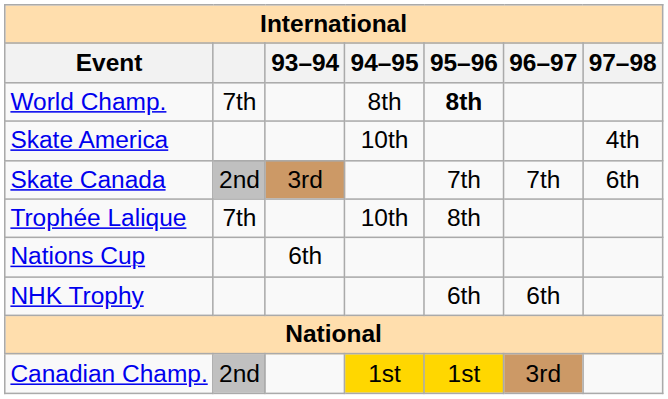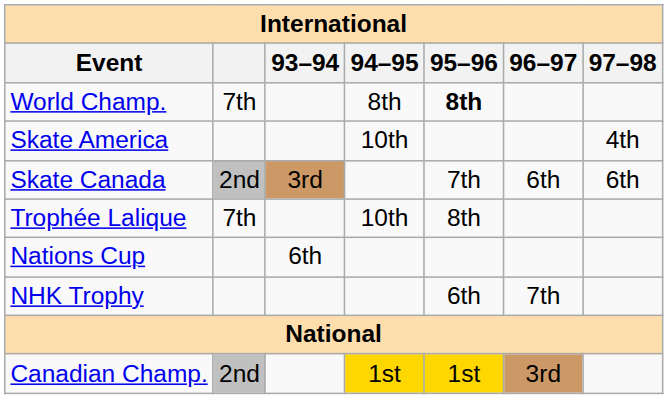(543, 179) 7th -> (543, 179) 6th
(543, 295) 6th -> (543, 295) 7th
